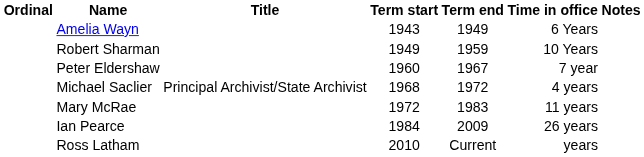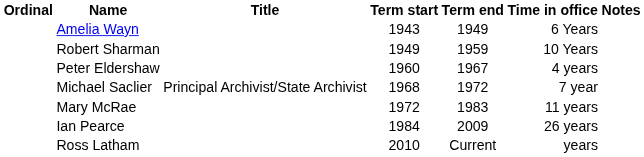(578, 68) 7 year -> (575, 68) 4 years
(575, 88) 4 years -> (578, 88) 7 year
